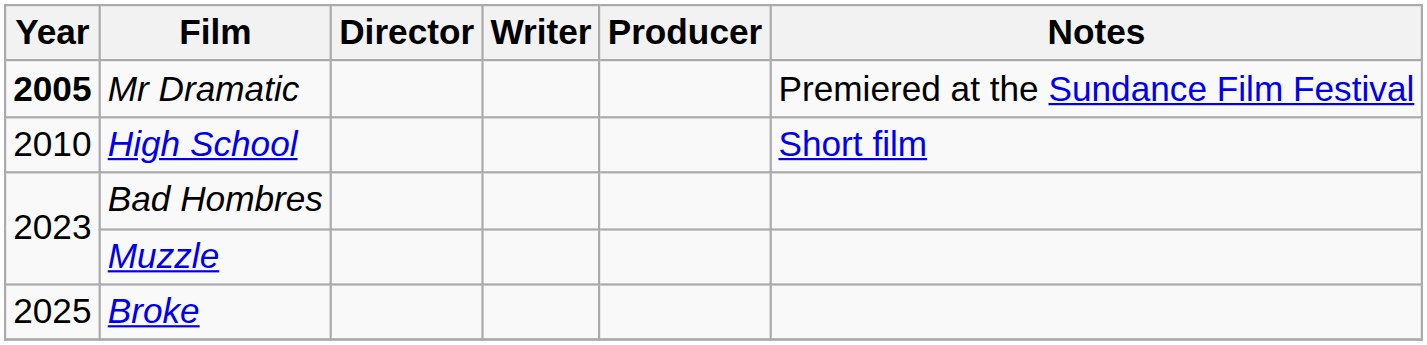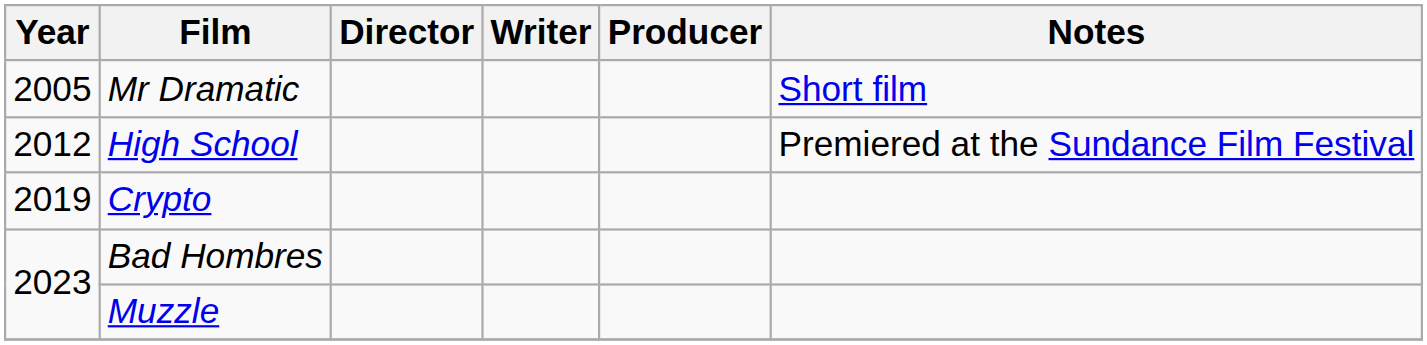(52, 88) bold -> (52, 88) normal
(1096, 88) Premiered at the Sundance Film Festival -> (853, 88) Short film
(52, 144) 2010 -> (52, 144) 2012
(853, 144) Short film -> (1096, 144) Premiered at the Sundance Film Festival
+ row: (160, 199)
- row: (154, 311)
